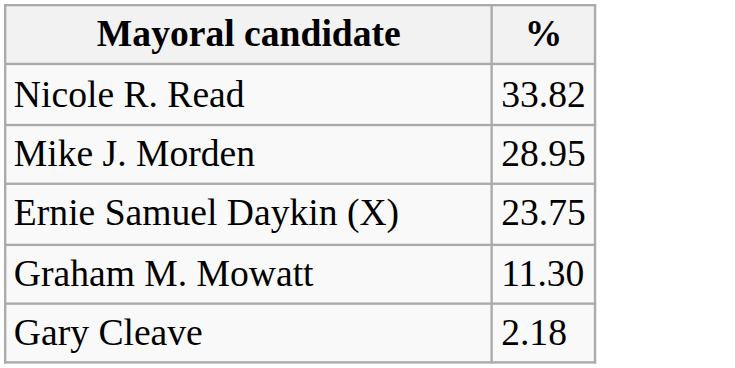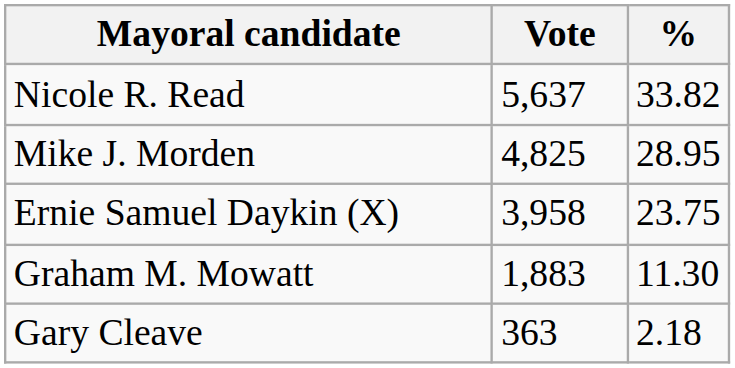+ column: (560, 34)
